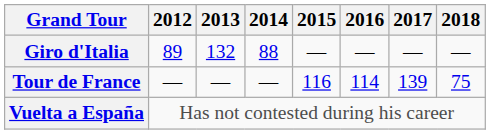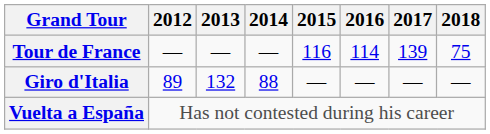rows swapped: (77, 50) <-> (77, 81)
